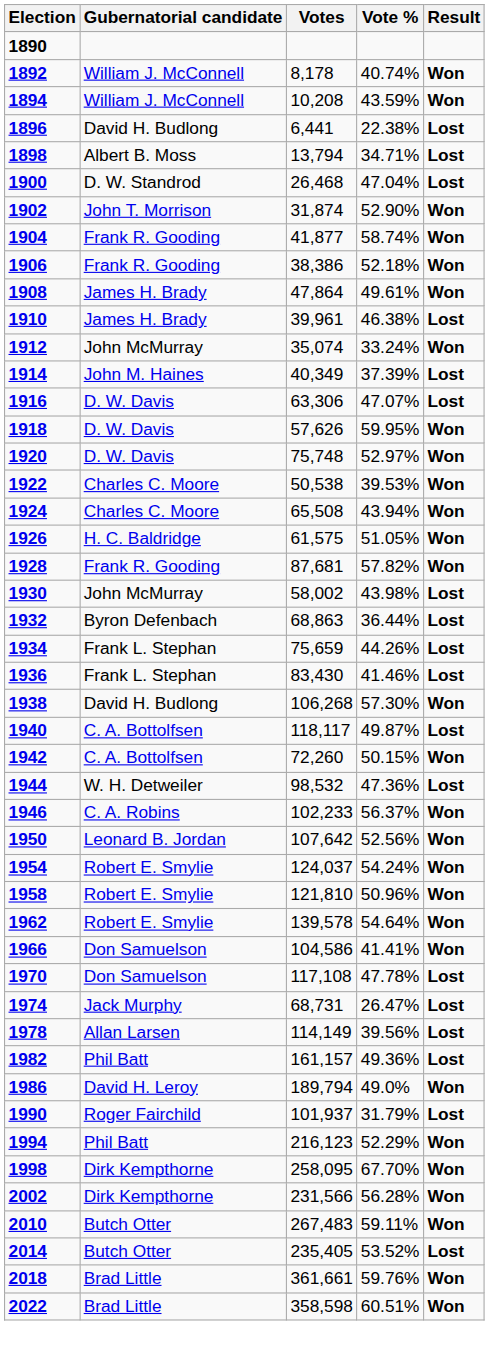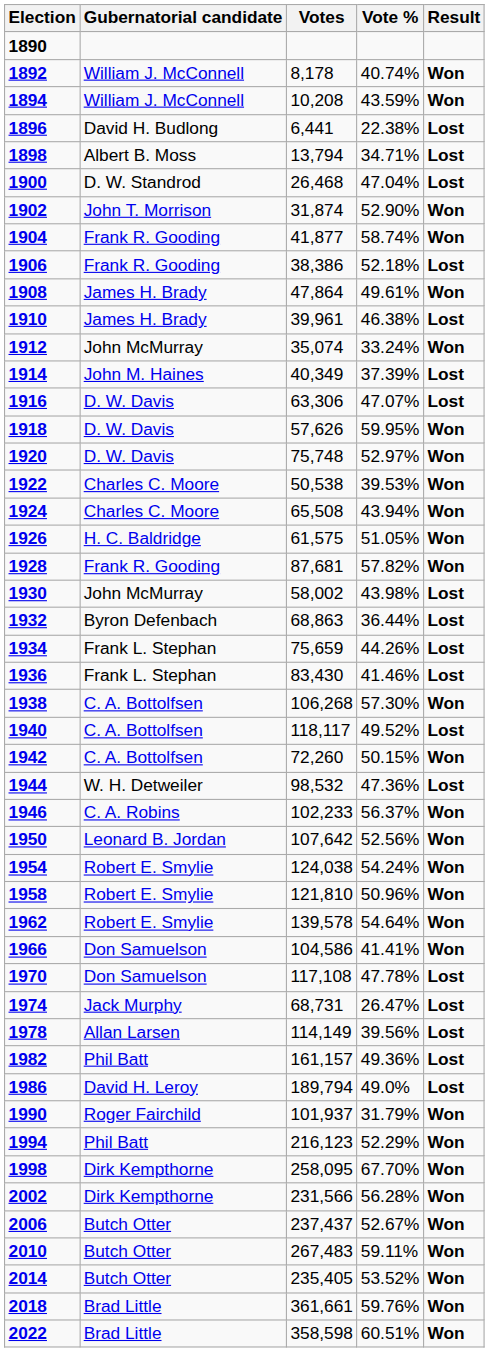(446, 264) Won -> (446, 264) Lost
(151, 703) David H. Budlong -> (143, 703) C. A. Bottolfsen
(390, 730) 49.87% -> (390, 730) 49.52%
(322, 867) 124,037 -> (322, 867) 124,038
(446, 1086) Won -> (446, 1086) Lost
(446, 1114) Lost -> (446, 1114) Won
+ row: (28, 1224)
(446, 1251) Lost -> (446, 1278) Won
